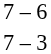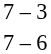rows swapped: (25, 12) <-> (25, 42)
